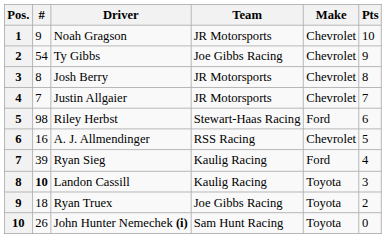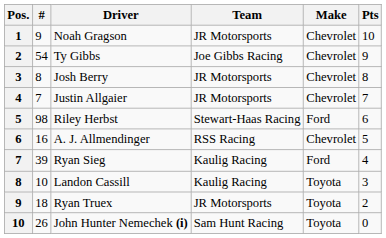(42, 181) bold -> (42, 181) normal
(238, 202) Joe Gibbs Racing -> (233, 202) JR Motorsports
